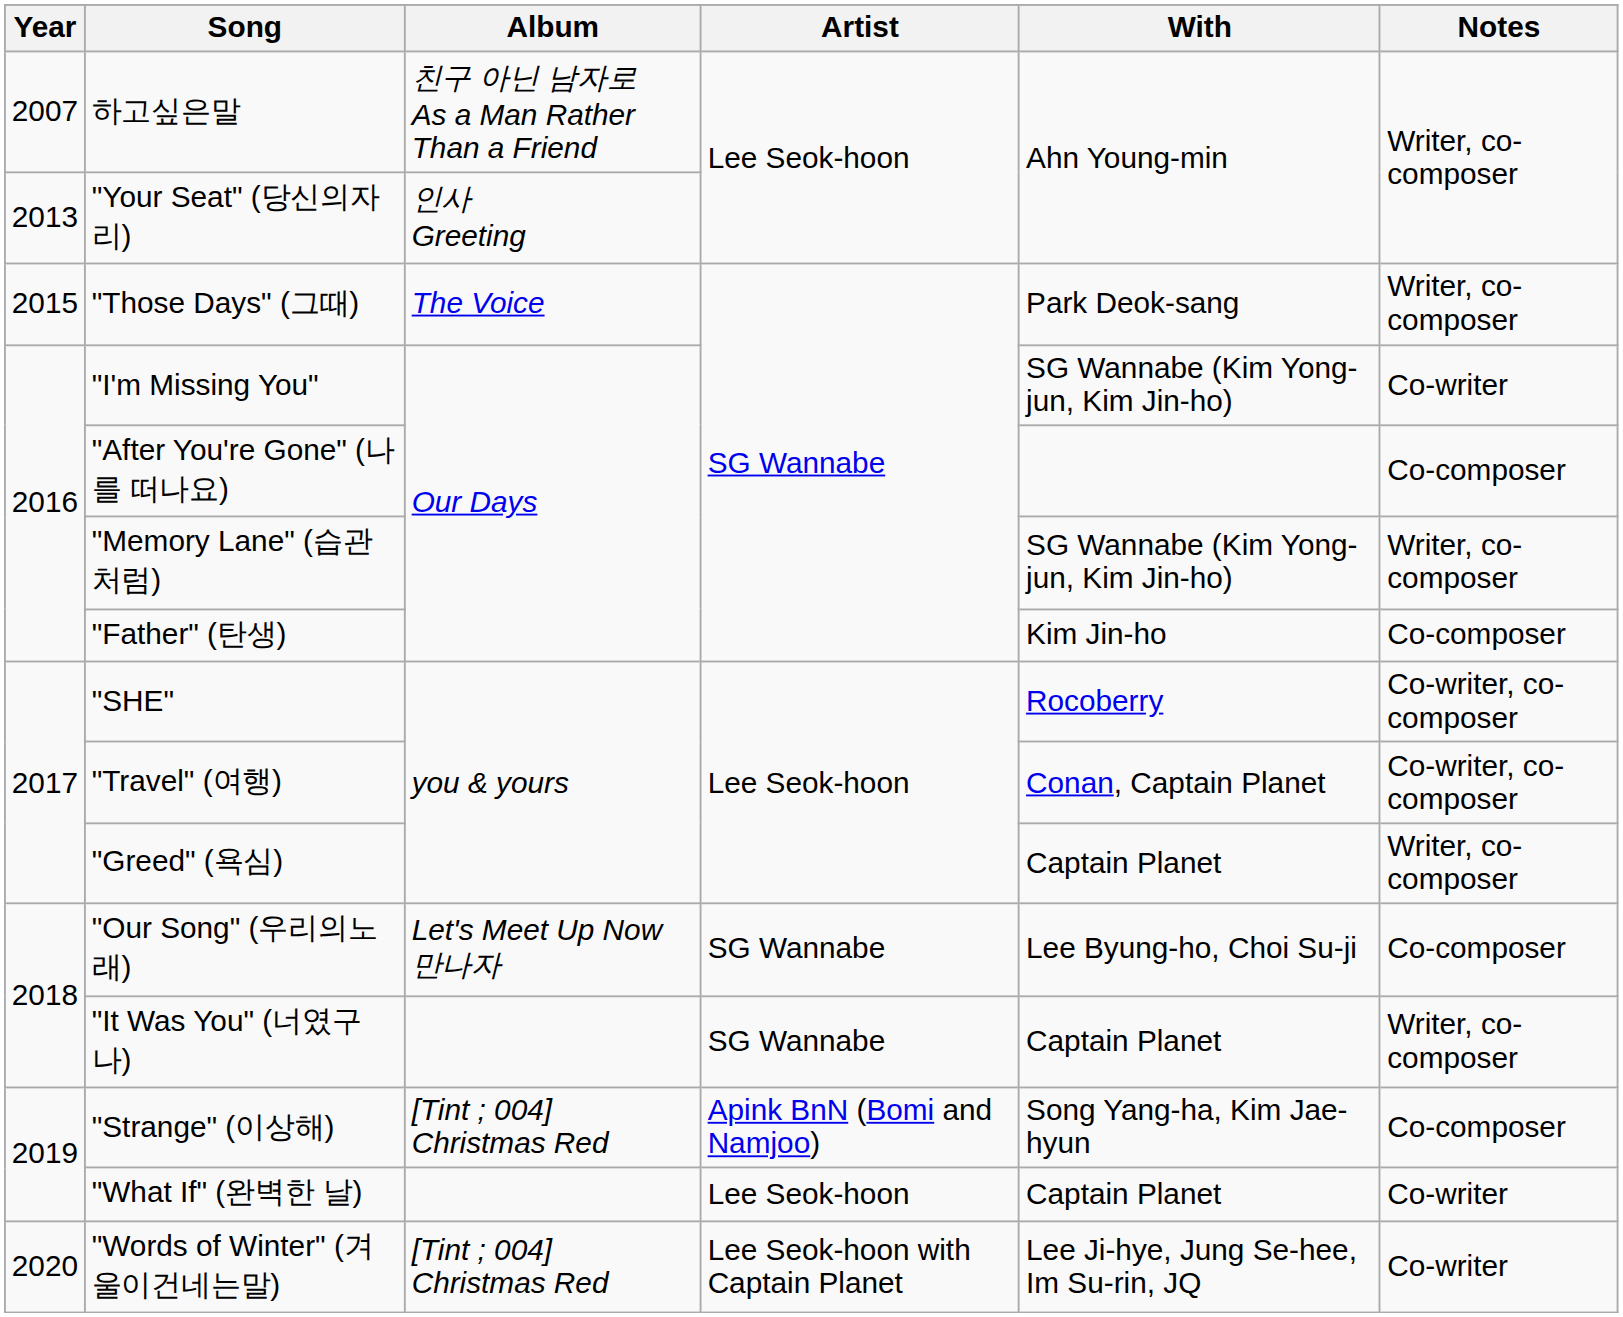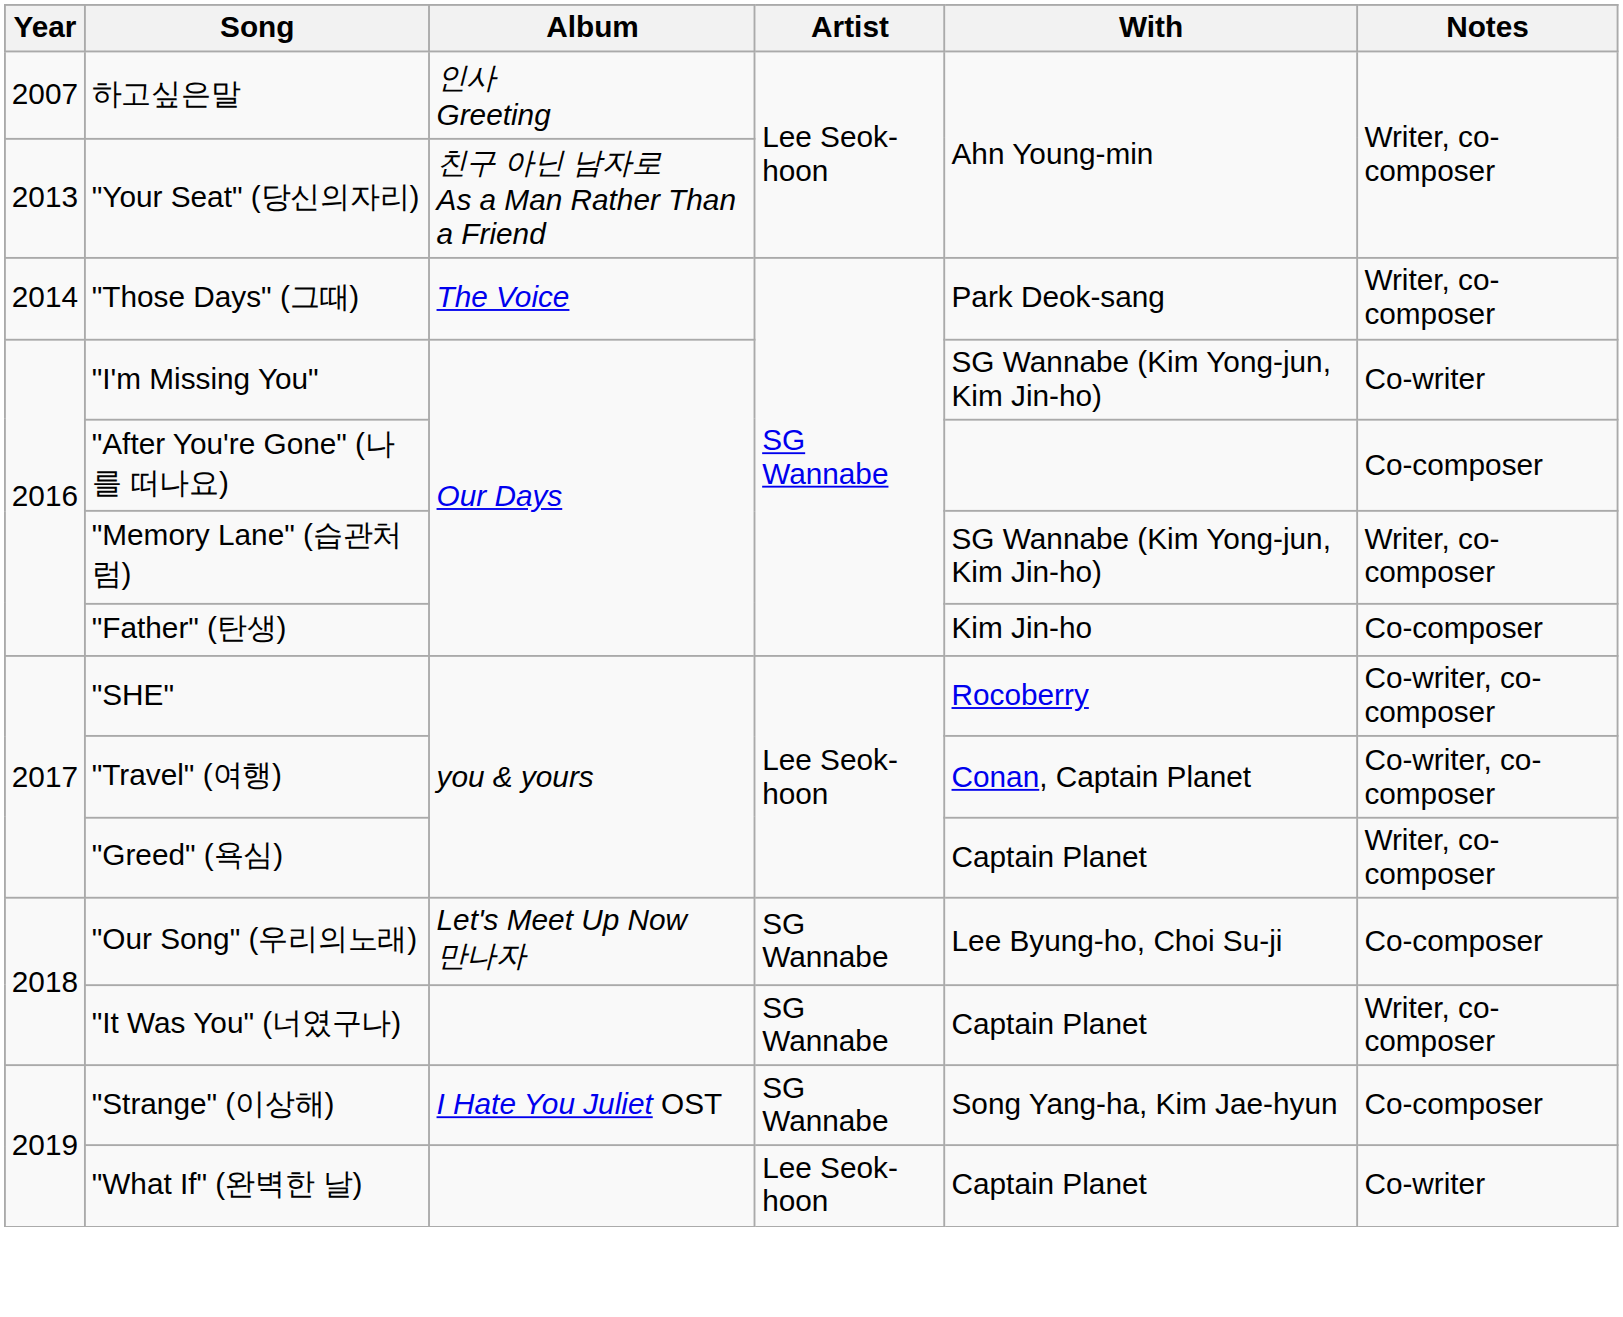(524, 112) 친구 아닌 남자로 As a Man Rather Than a Friend -> (494, 95) 인사 Greeting
(469, 218) 인사 Greeting -> (586, 198) 친구 아닌 남자로 As a Man Rather Than a Friend
(45, 303) 2015 -> (45, 298) 2014
(510, 1127) [Tint ; 004] Christmas Red -> (579, 1104) I Hate You Juliet OST
(850, 1127) Apink BnN (Bomi and Namjoo) -> (825, 1104) SG Wannabe
- row: (233, 1265)
